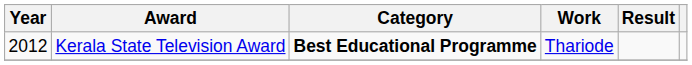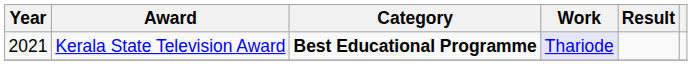(28, 45) 2012 -> (28, 45) 2021
(579, 45) no background -> (579, 45) lavender background
